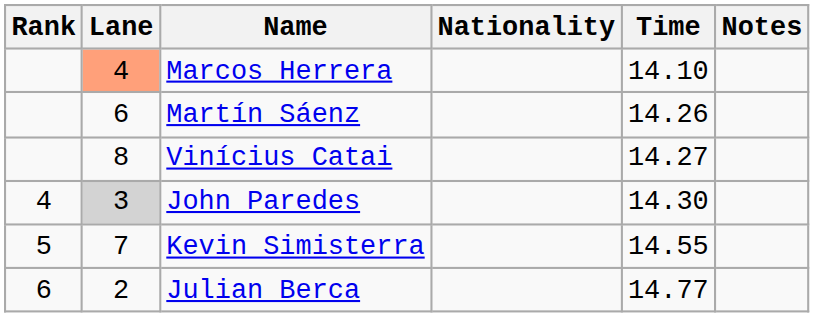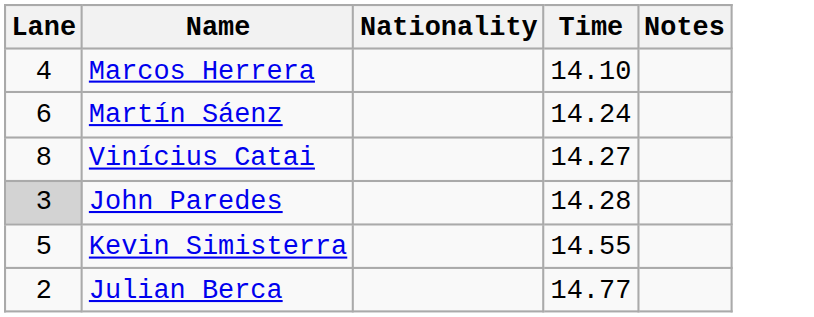- column: (44, 27)
(121, 71) lightsalmon background -> (44, 71) no background
(668, 115) 14.26 -> (591, 115) 14.24
(668, 202) 14.30 -> (591, 202) 14.28
(121, 246) 7 -> (44, 246) 5
